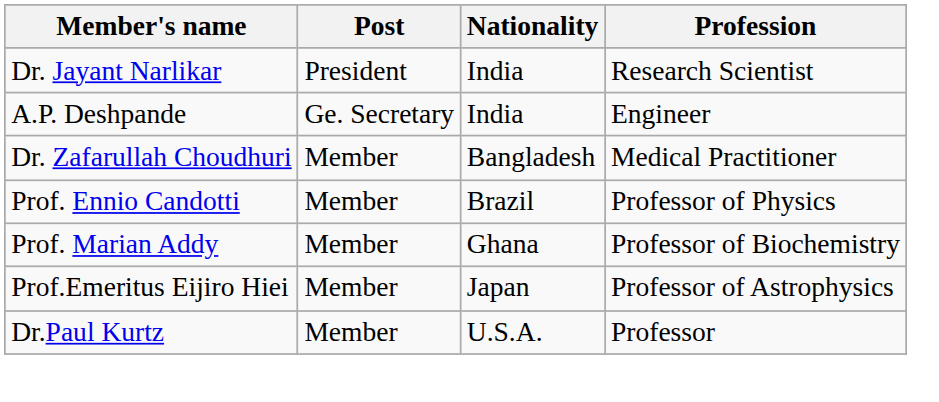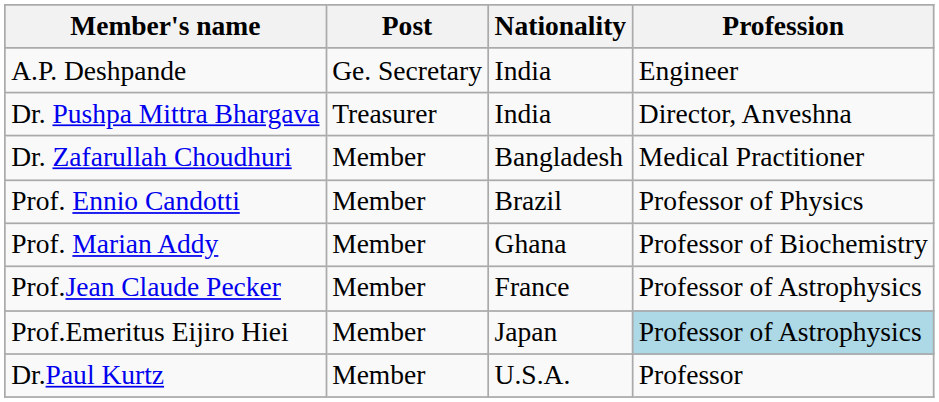- row: (116, 69)
+ row: (165, 113)
+ row: (146, 288)
(752, 288) no background -> (780, 331) lightblue background
